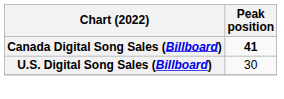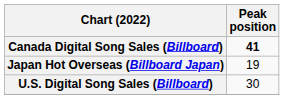+ row: (116, 65)
